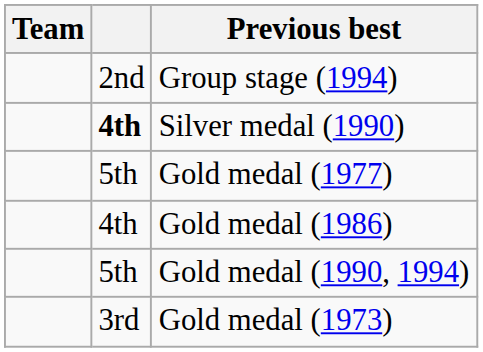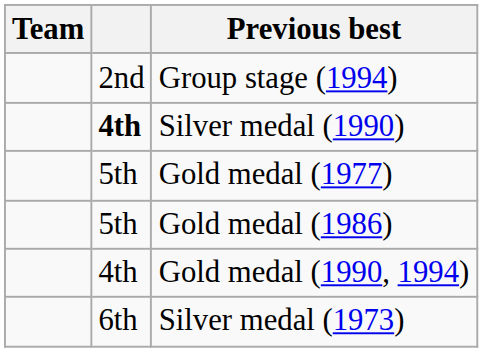(118, 223) 4th -> (118, 223) 5th
(118, 272) 5th -> (118, 272) 4th
+ row: (282, 321)
- row: (276, 321)
